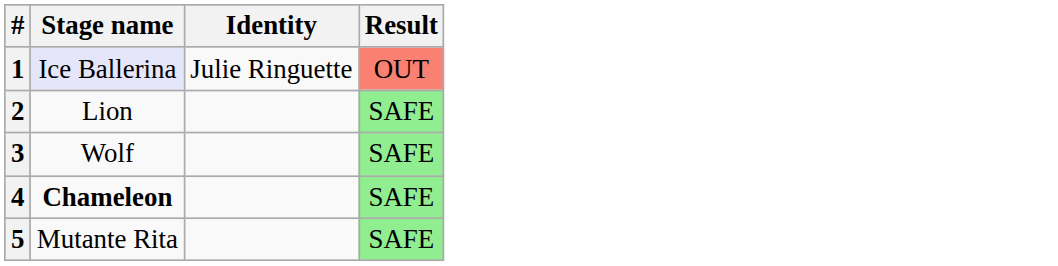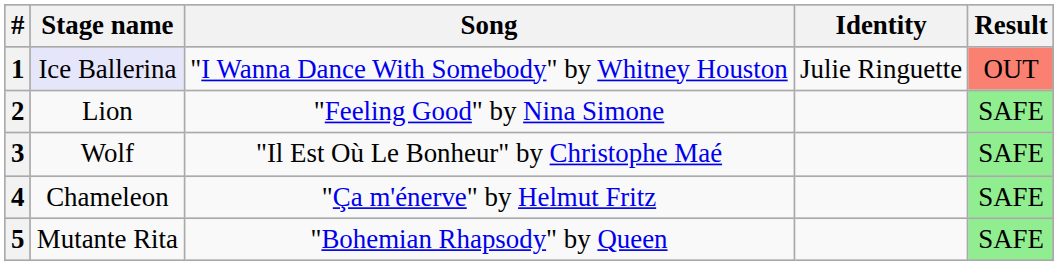+ column: (489, 25)
(107, 196) bold -> (107, 196) normal
